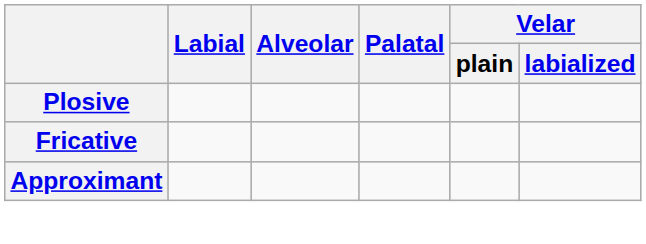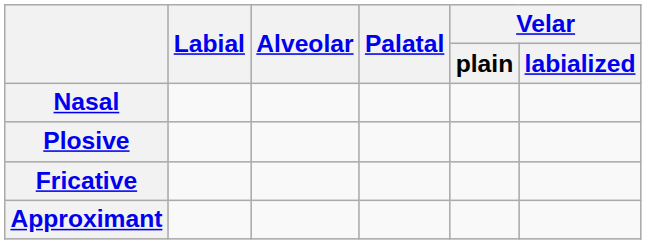+ row: (86, 102)
